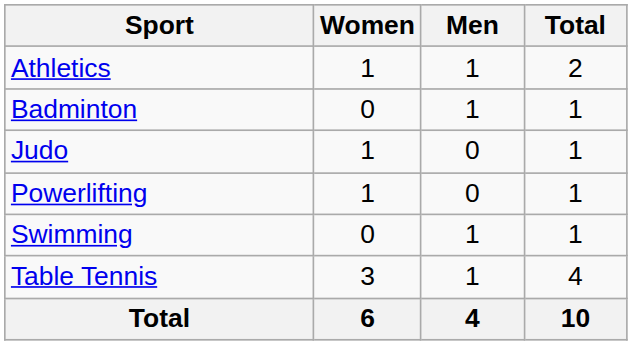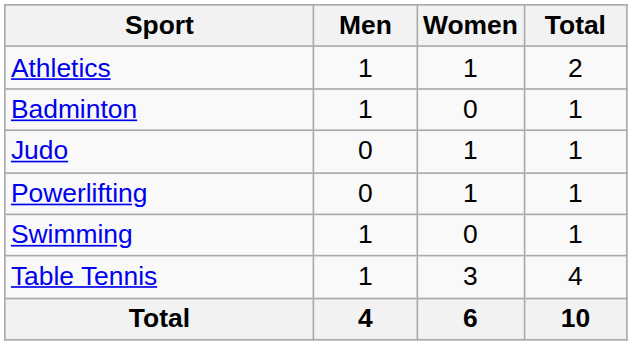columns swapped: (472, 25) <-> (368, 25)
